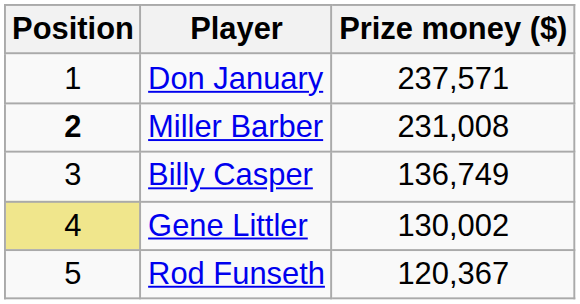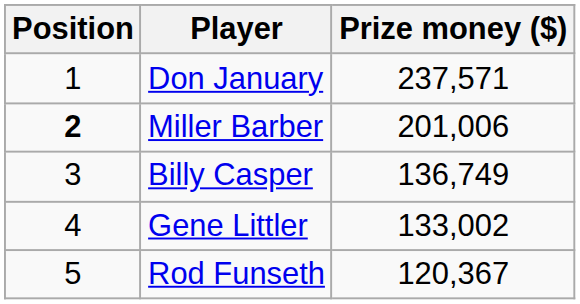(453, 126) 231,008 -> (453, 126) 201,006
(73, 224) khaki background -> (73, 224) no background
(453, 224) 130,002 -> (453, 224) 133,002
